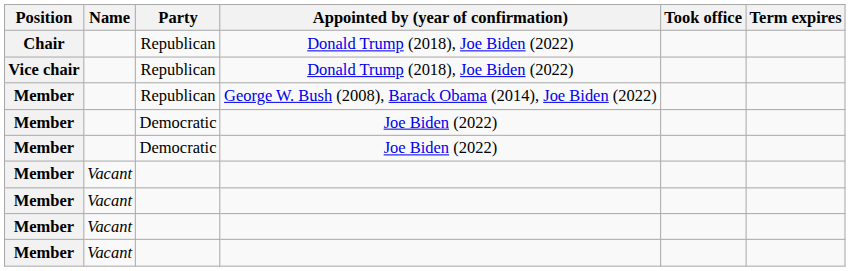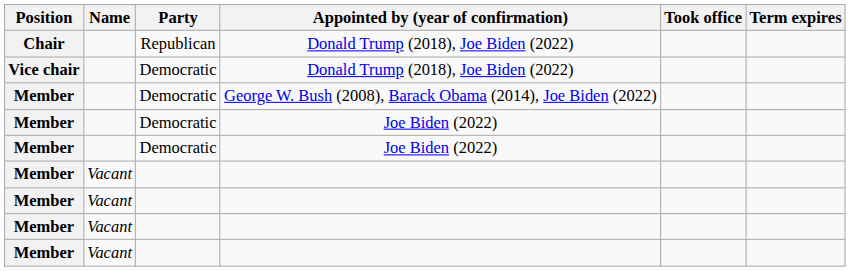(178, 69) Republican -> (178, 69) Democratic
(178, 95) Republican -> (178, 95) Democratic
